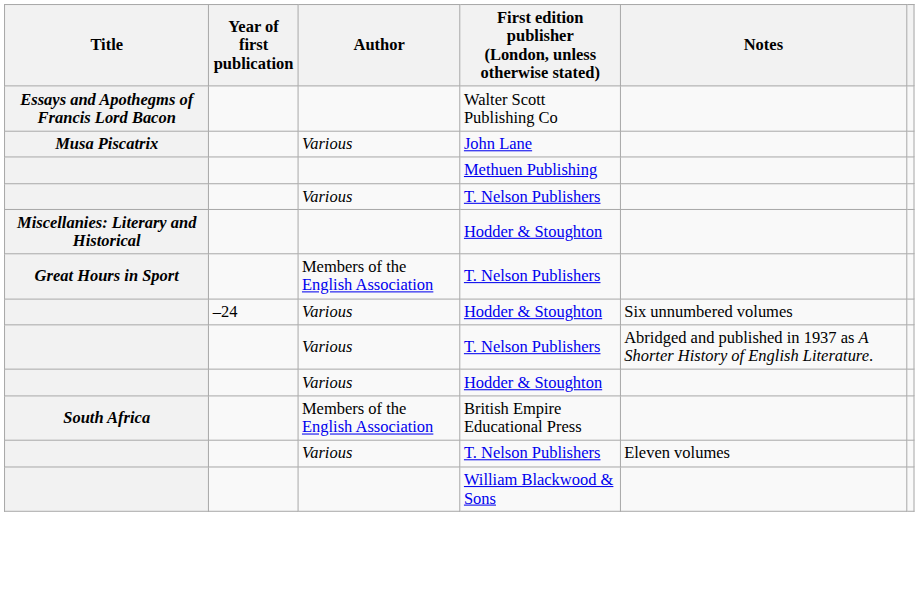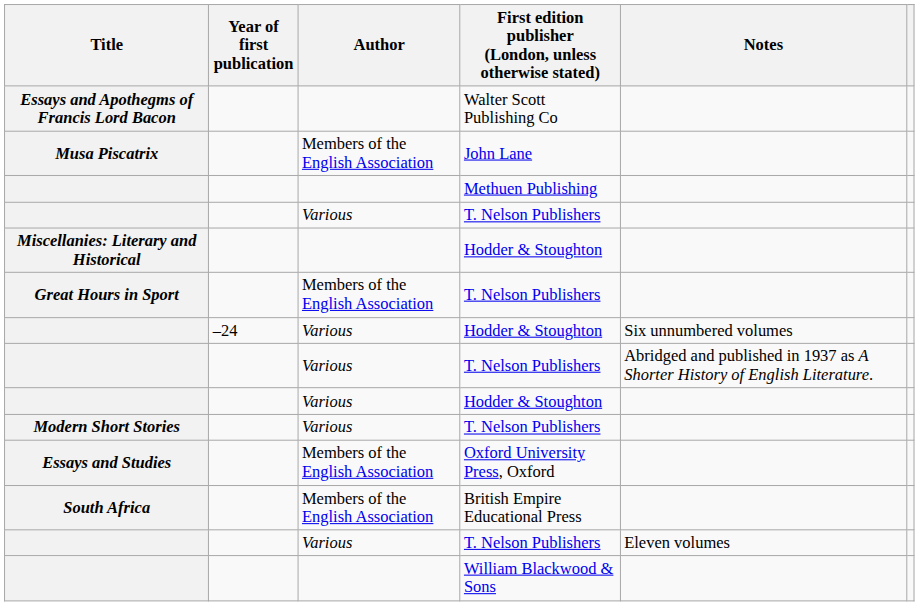(327, 144) Various -> (368, 153) Members of the English Association
+ row: (107, 427)
+ row: (107, 462)
